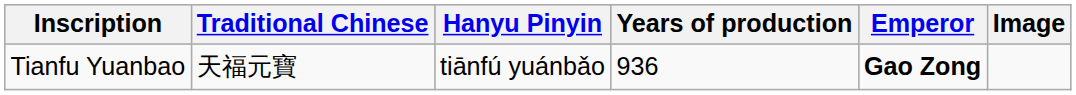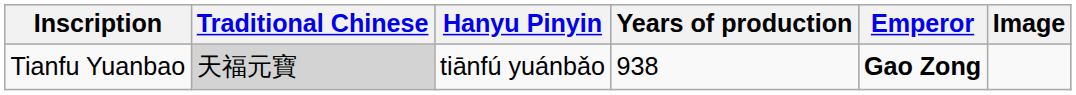(247, 65) no background -> (247, 65) lightgrey background
(637, 66) 936 -> (637, 66) 938
